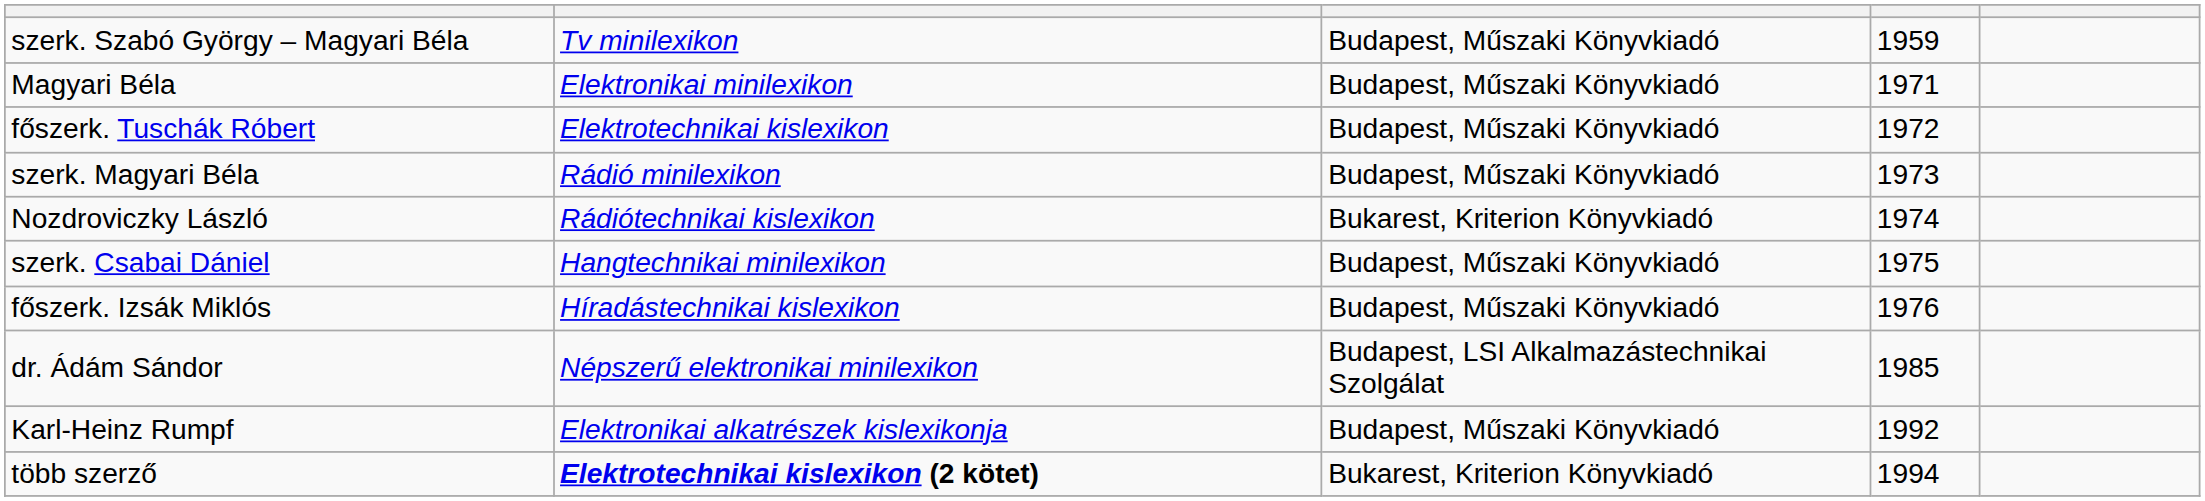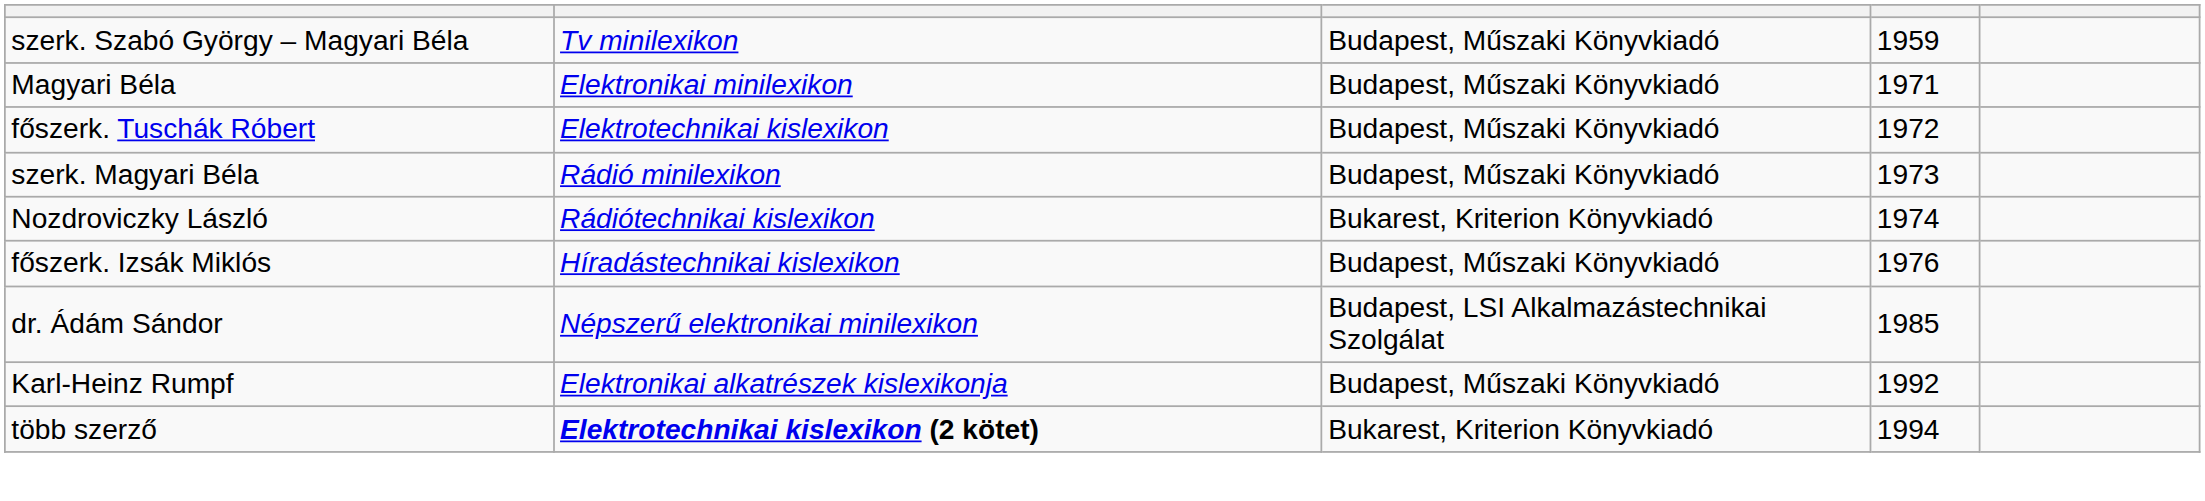- row: (140, 263)
